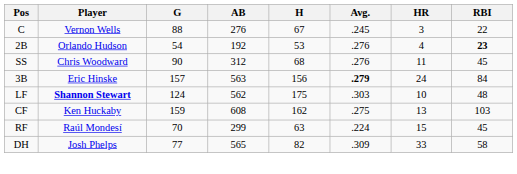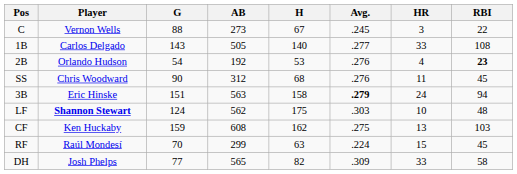(238, 29) 276 -> (238, 29) 273
+ row: (21, 45)
(177, 78) 157 -> (177, 95) 151
(299, 78) 156 -> (299, 95) 158
(482, 78) 84 -> (482, 95) 94
